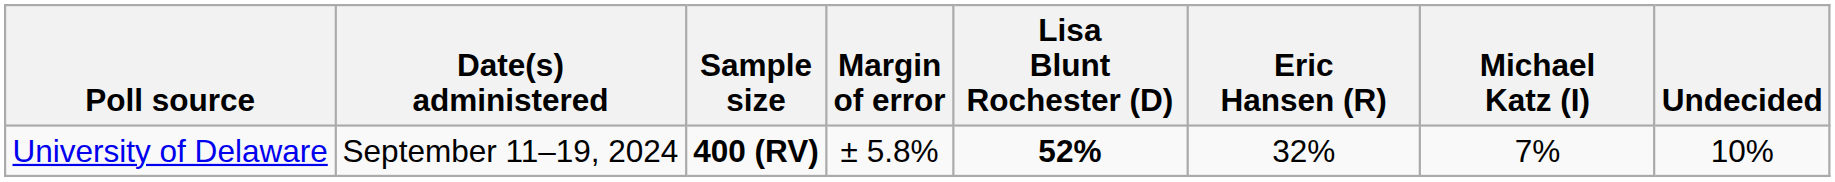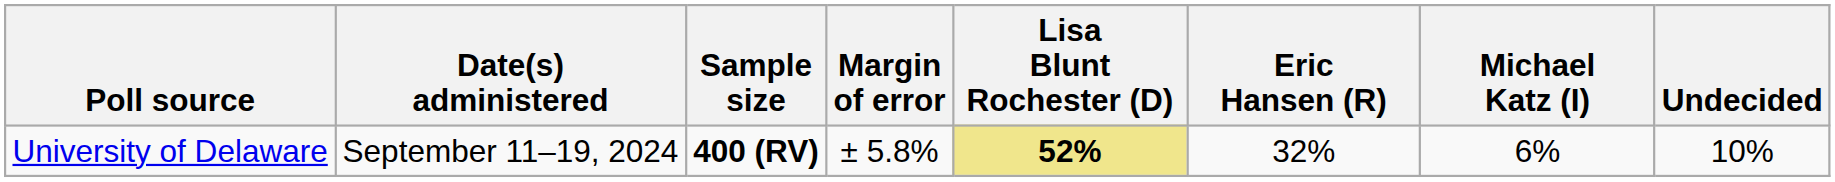(1070, 150) no background -> (1070, 150) khaki background
(1537, 150) 7% -> (1537, 150) 6%
